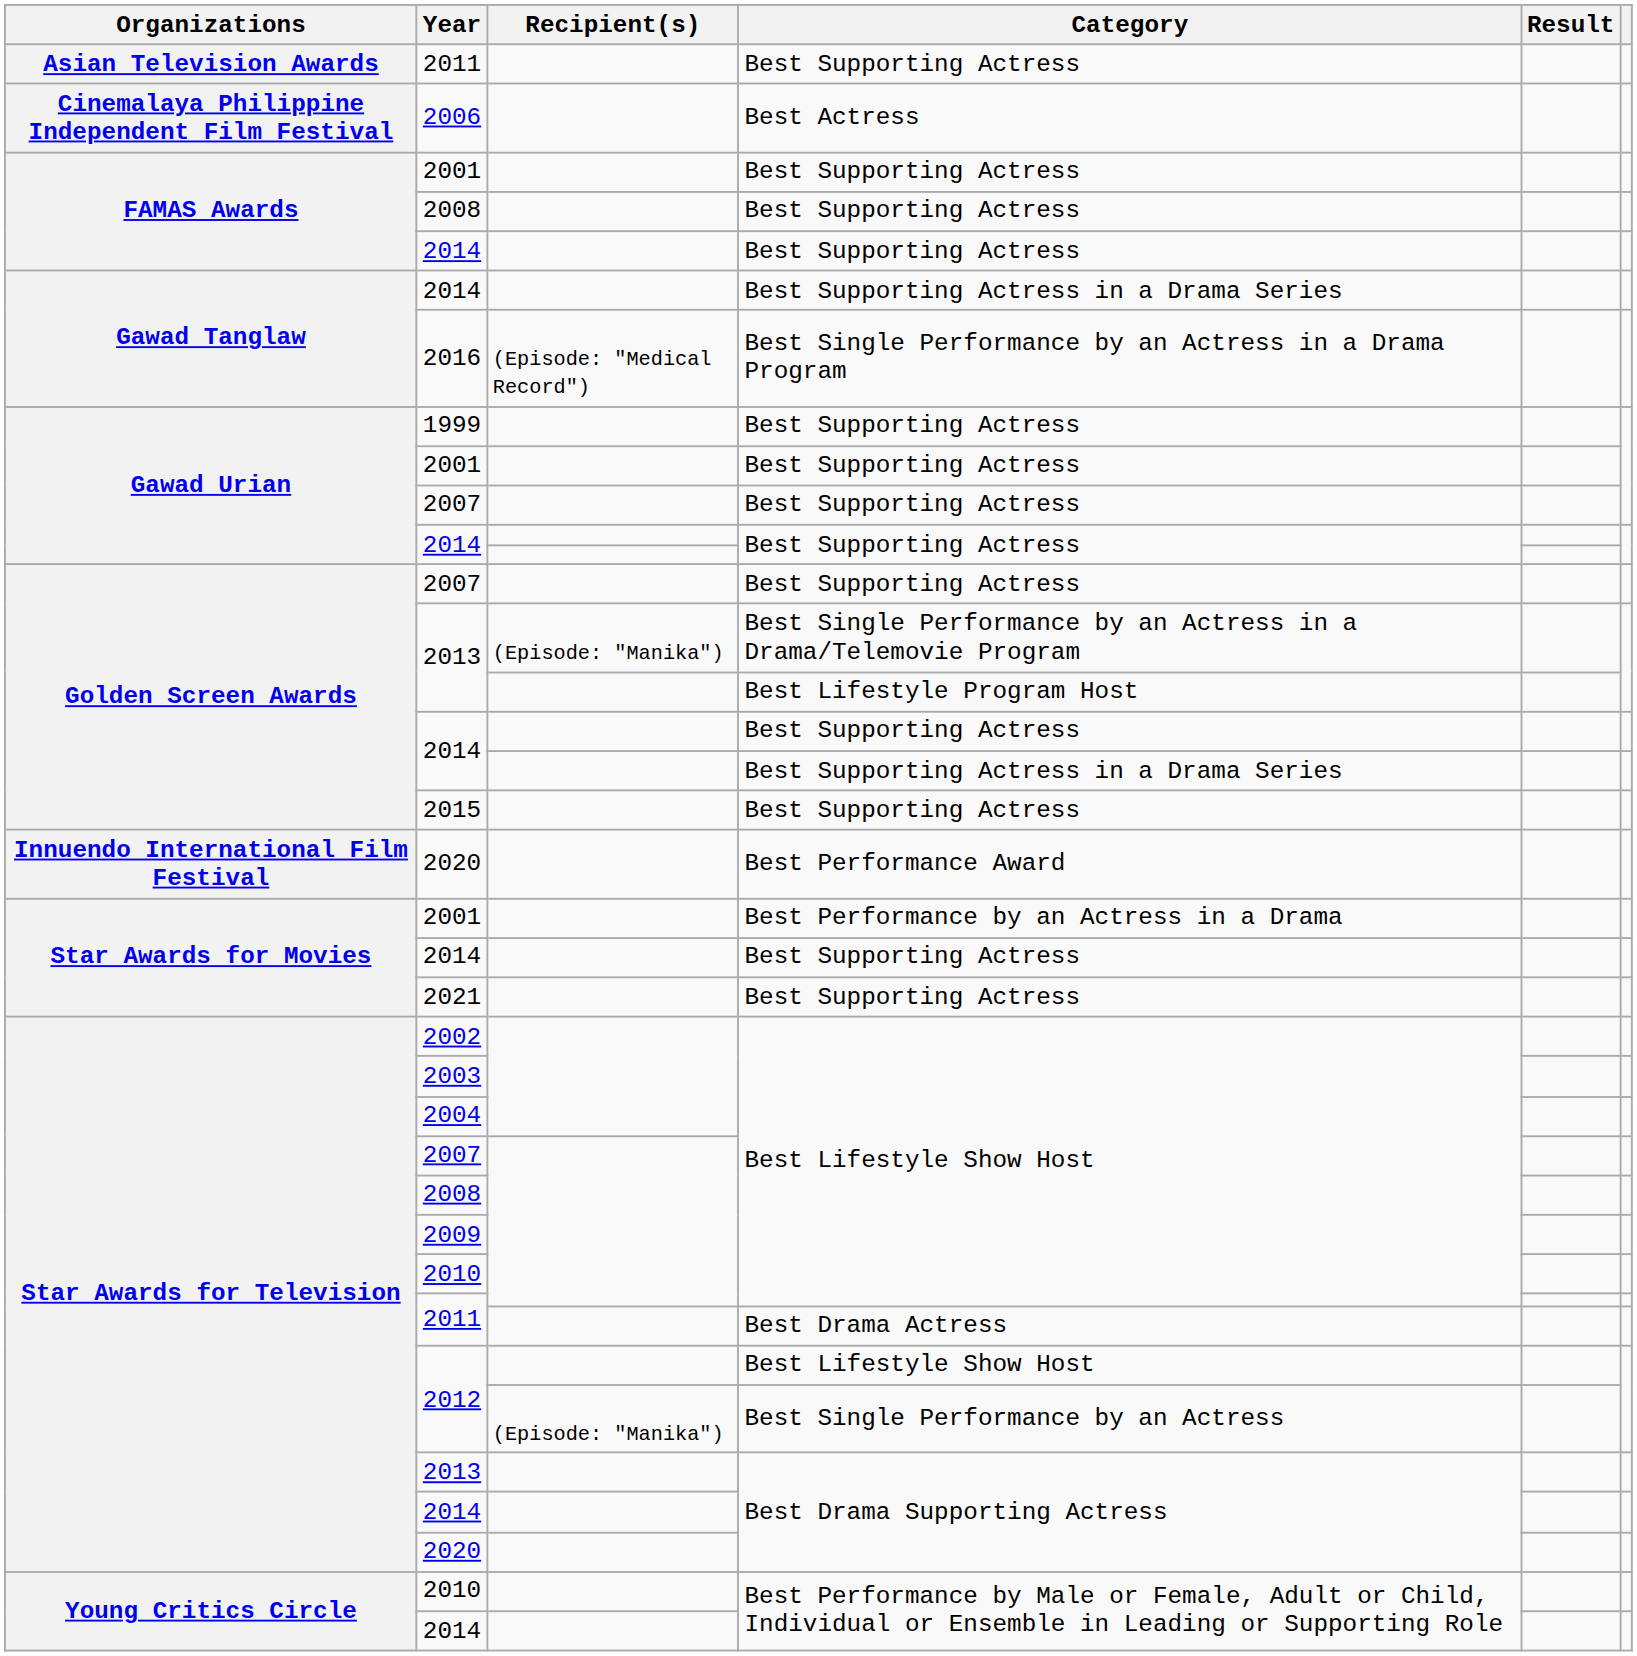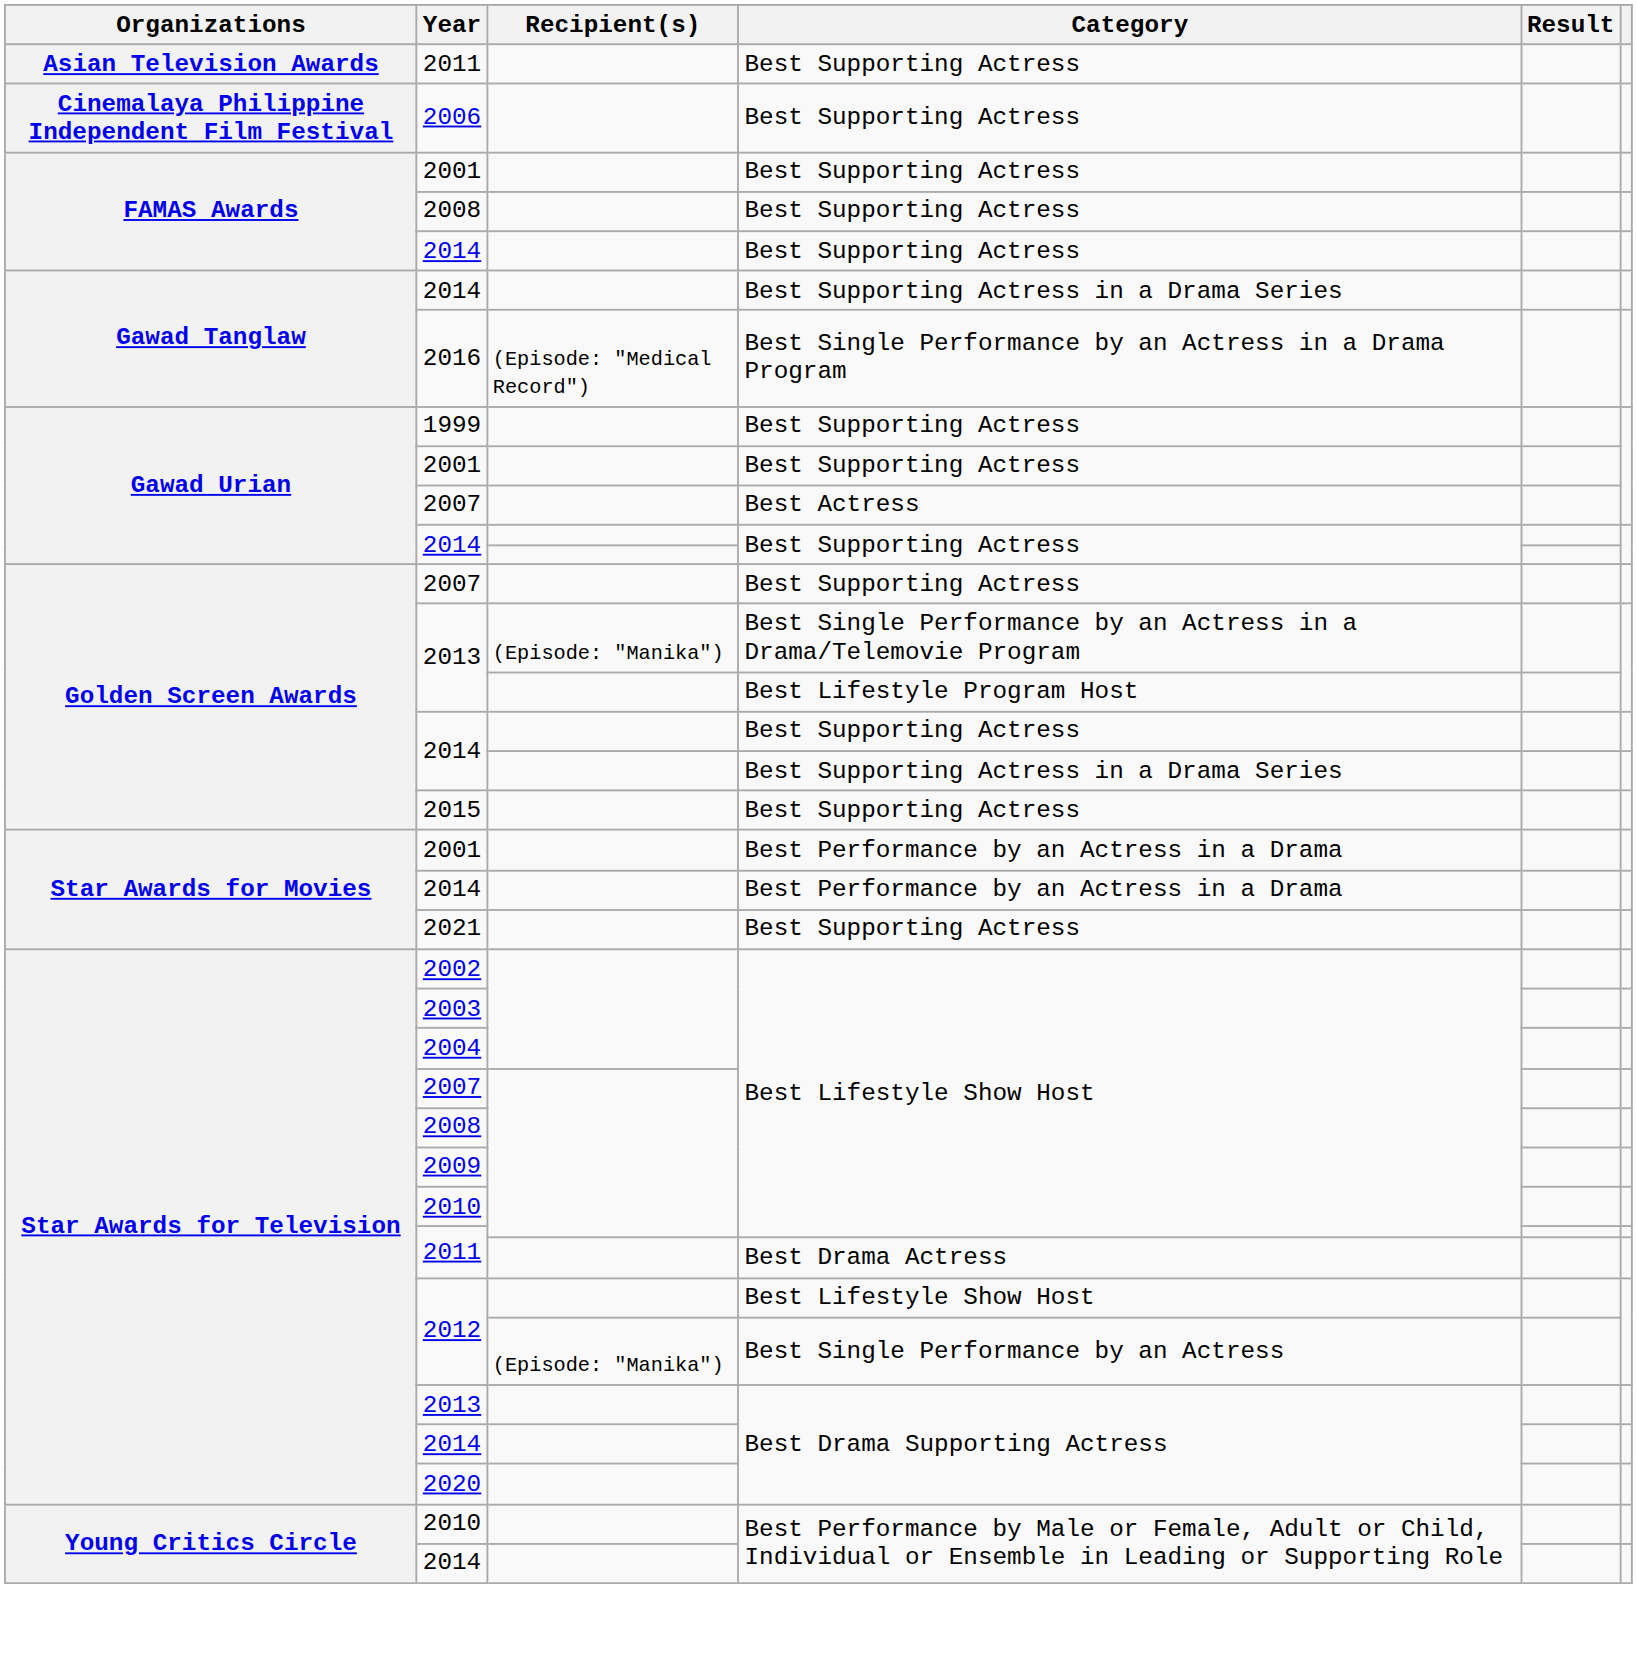(832, 118) Best Actress -> (912, 118) Best Supporting Actress
(912, 505) Best Supporting Actress -> (832, 505) Best Actress
- row: (211, 864)
(912, 957) Best Supporting Actress -> (1044, 890) Best Performance by an Actress in a Drama
